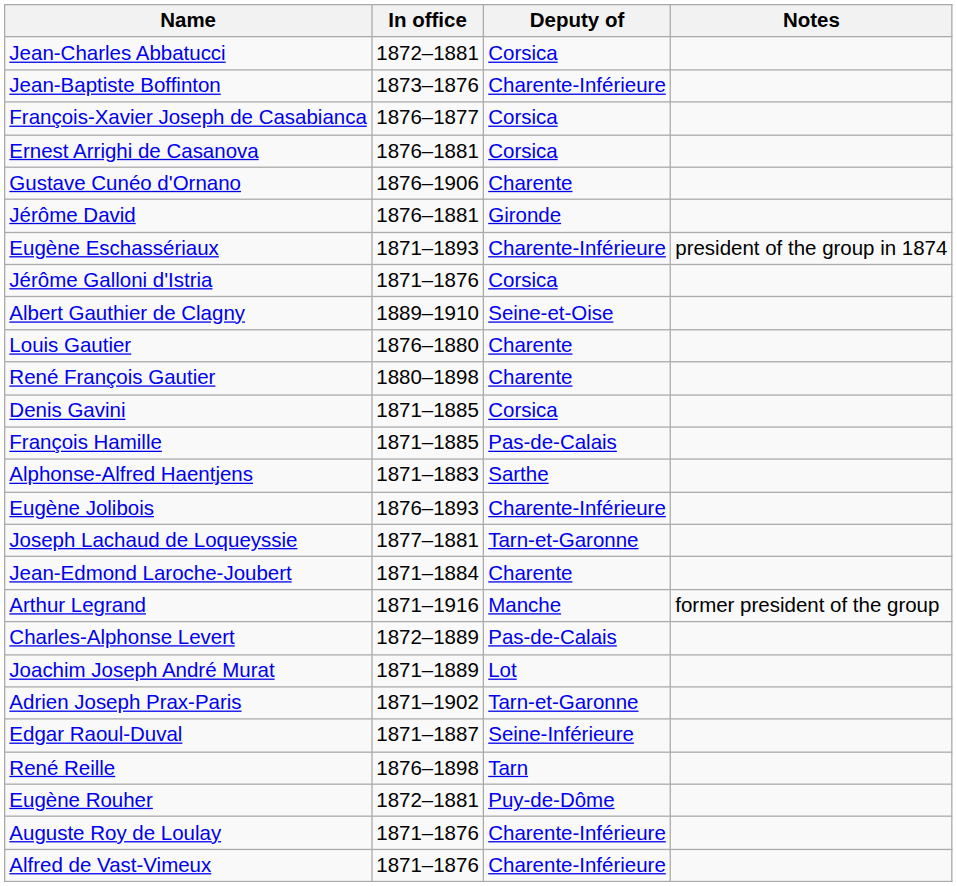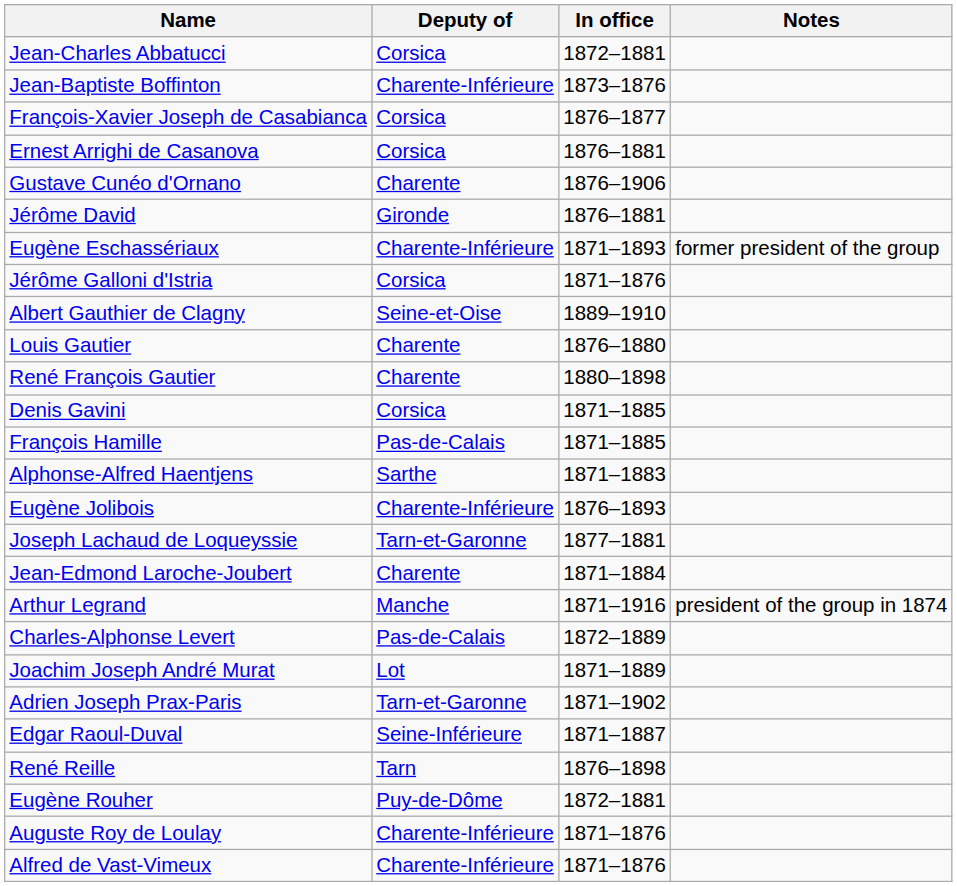columns swapped: (577, 20) <-> (428, 20)
(811, 248) president of the group in 1874 -> (807, 248) former president of the group
(807, 605) former president of the group -> (811, 605) president of the group in 1874
